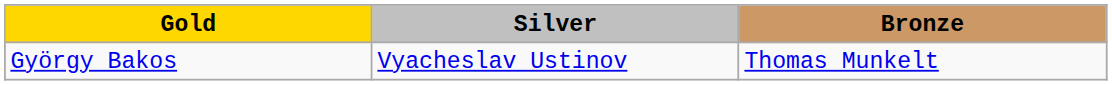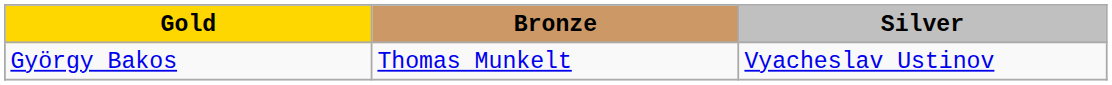columns swapped: (555, 24) <-> (922, 24)
